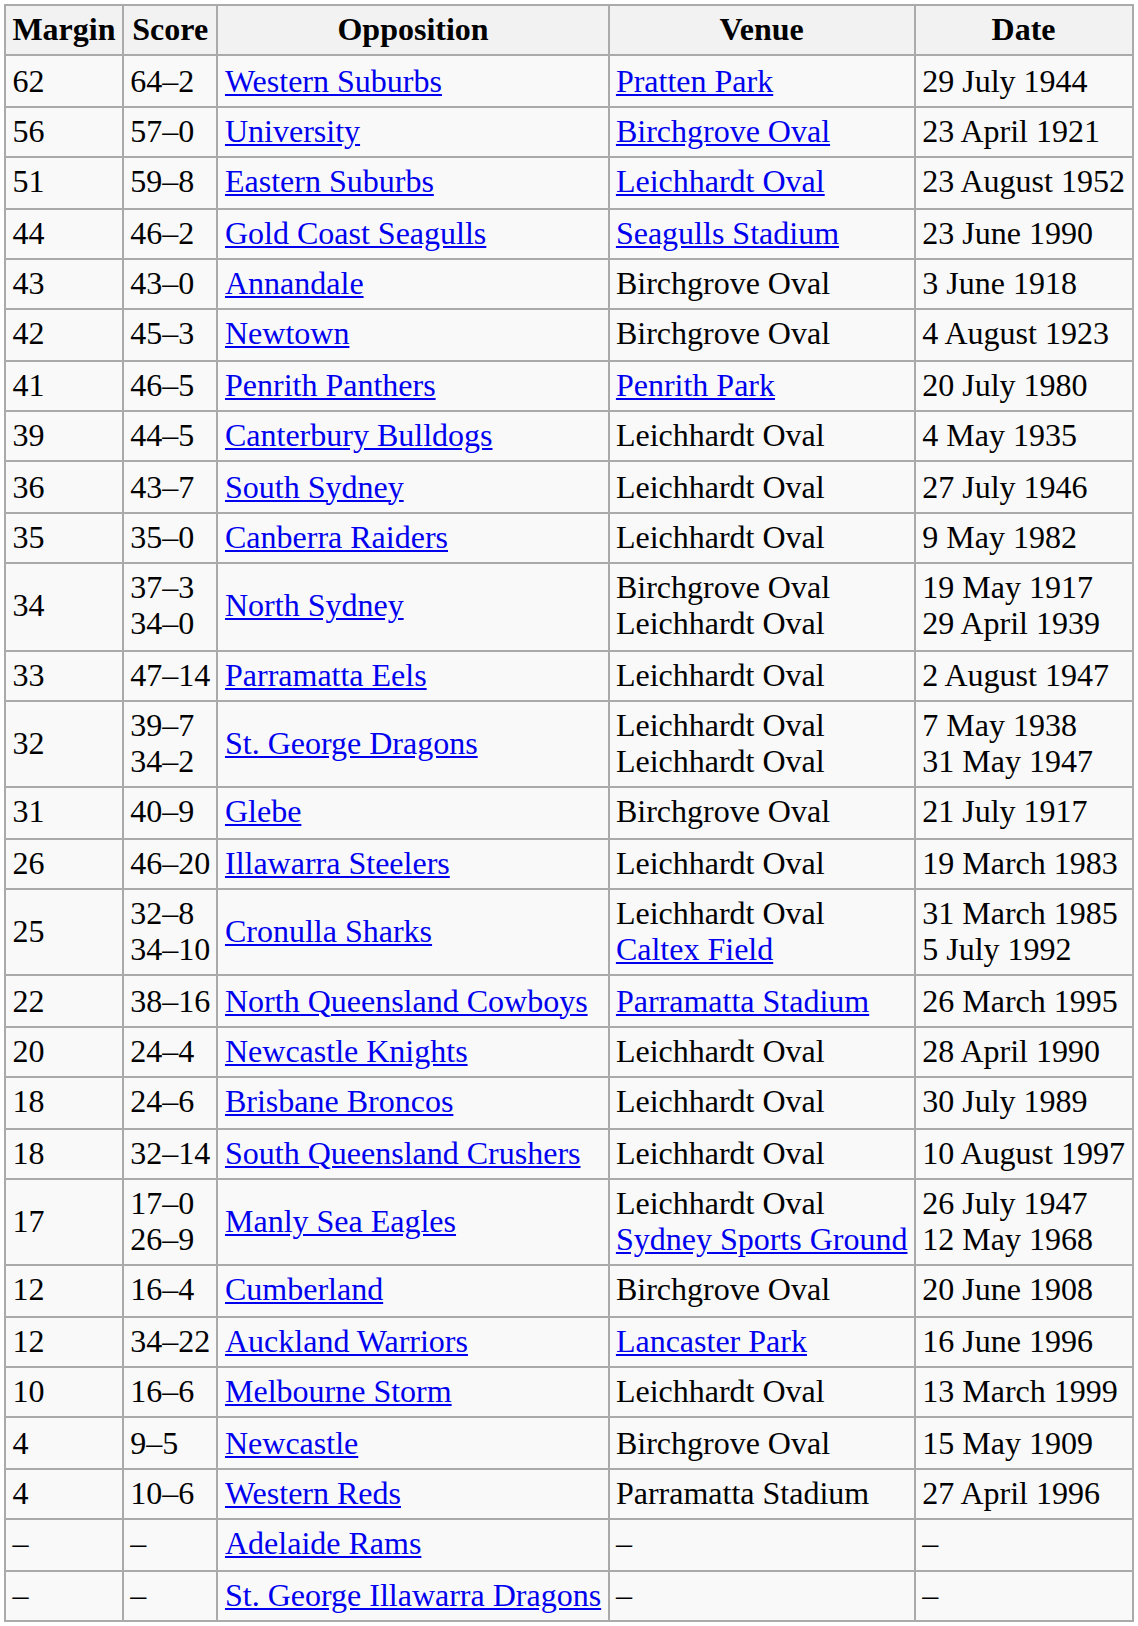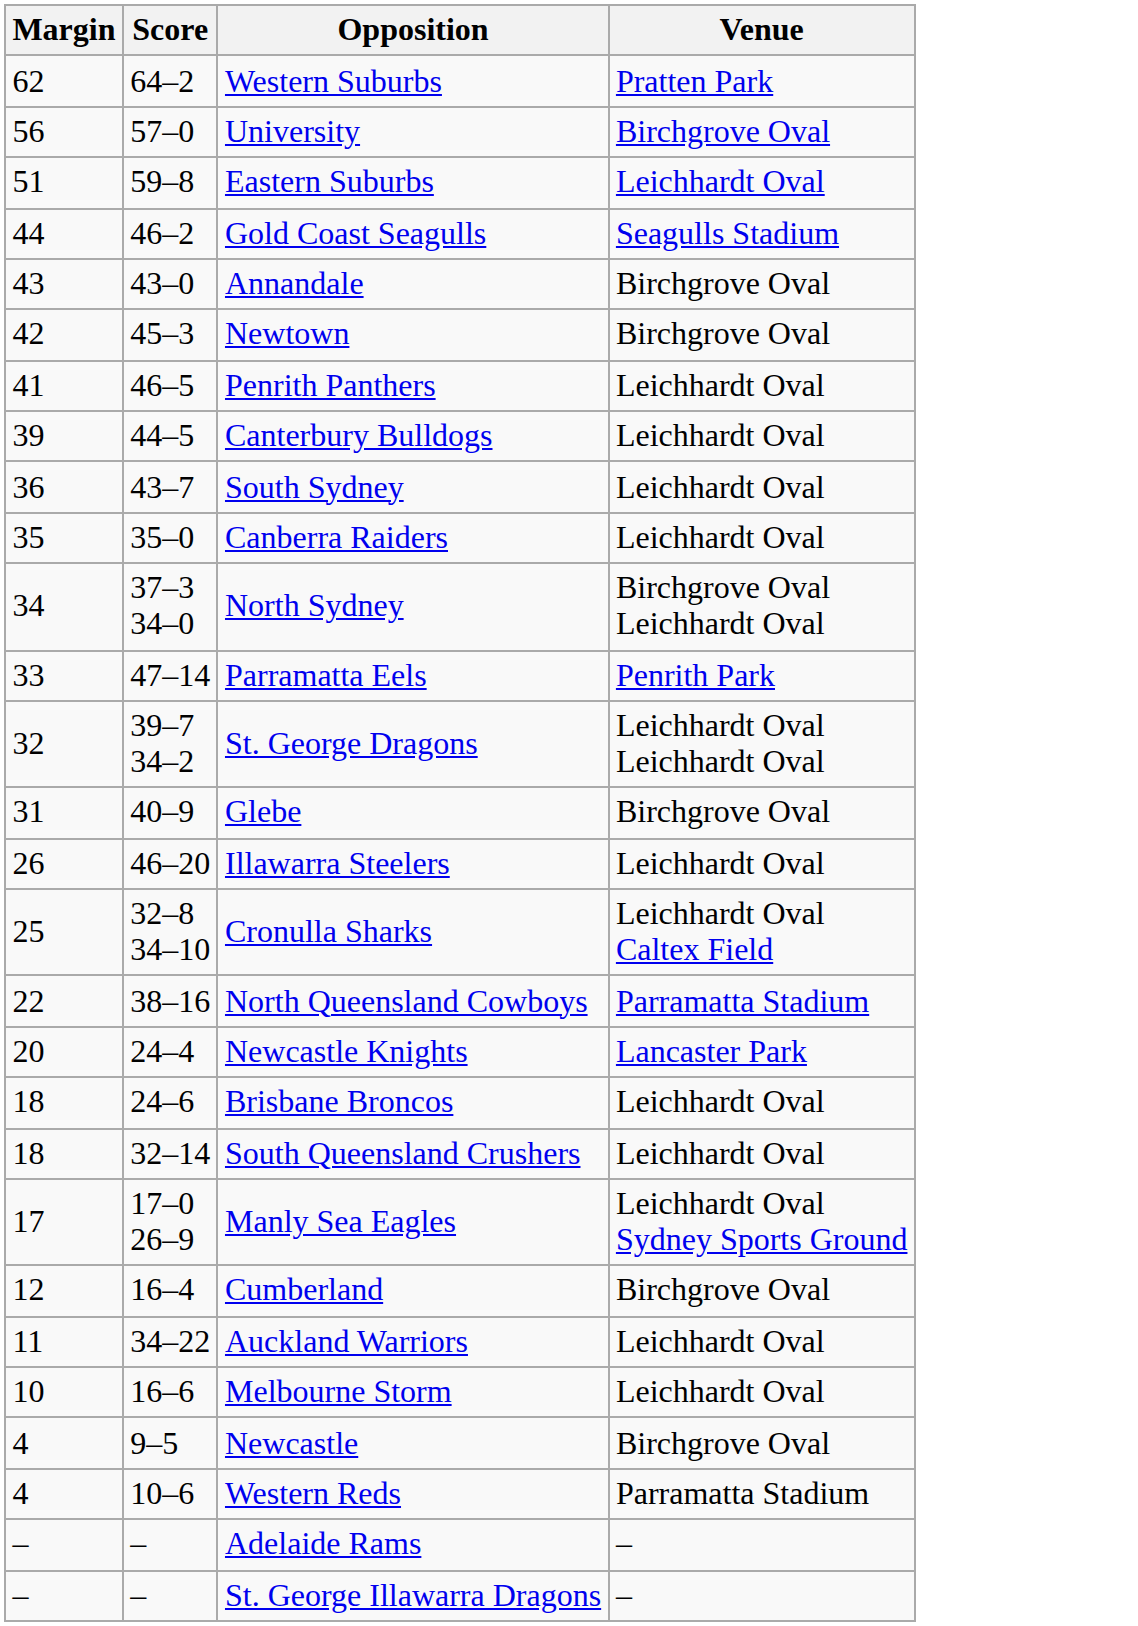- column: (1024, 29)
(695, 385) Penrith Park -> (720, 385) Leichhardt Oval
(720, 674) Leichhardt Oval -> (695, 674) Penrith Park
(720, 1051) Leichhardt Oval -> (711, 1051) Lancaster Park
(28, 1341) 12 -> (28, 1341) 11
(711, 1341) Lancaster Park -> (720, 1341) Leichhardt Oval
